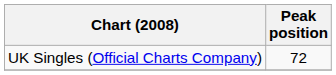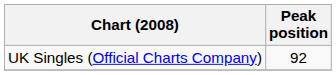(299, 57) 72 -> (299, 57) 92
